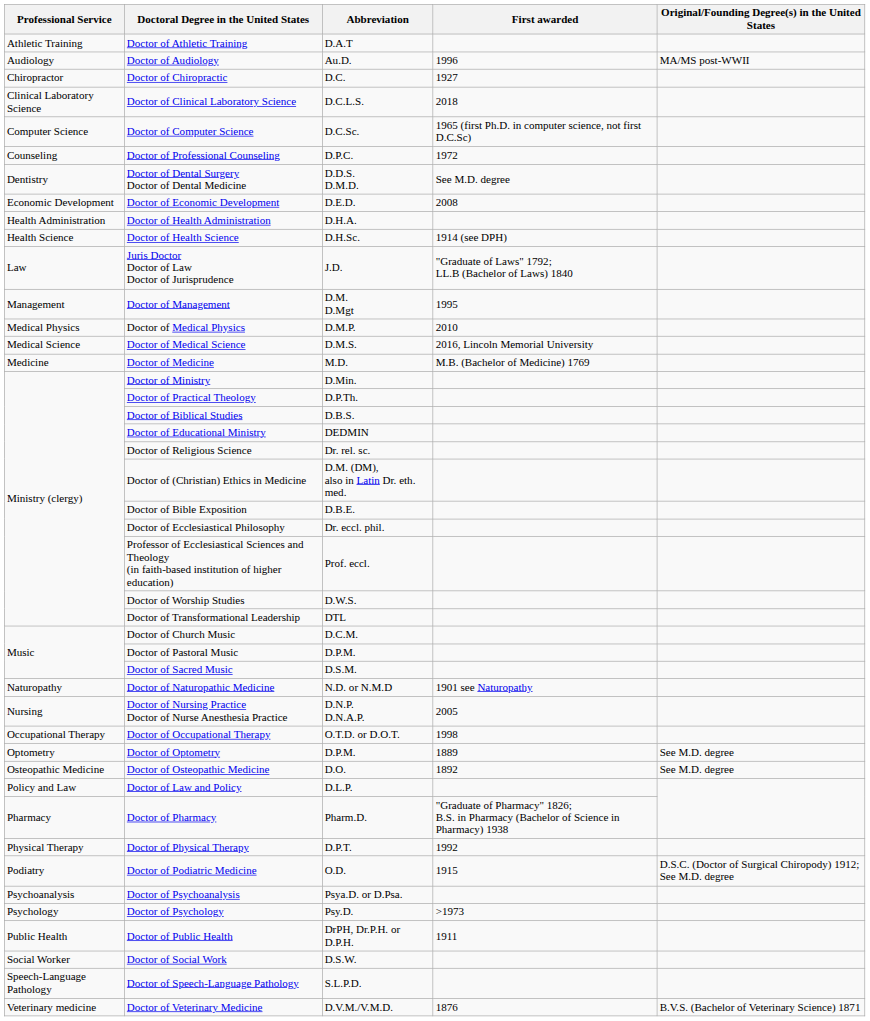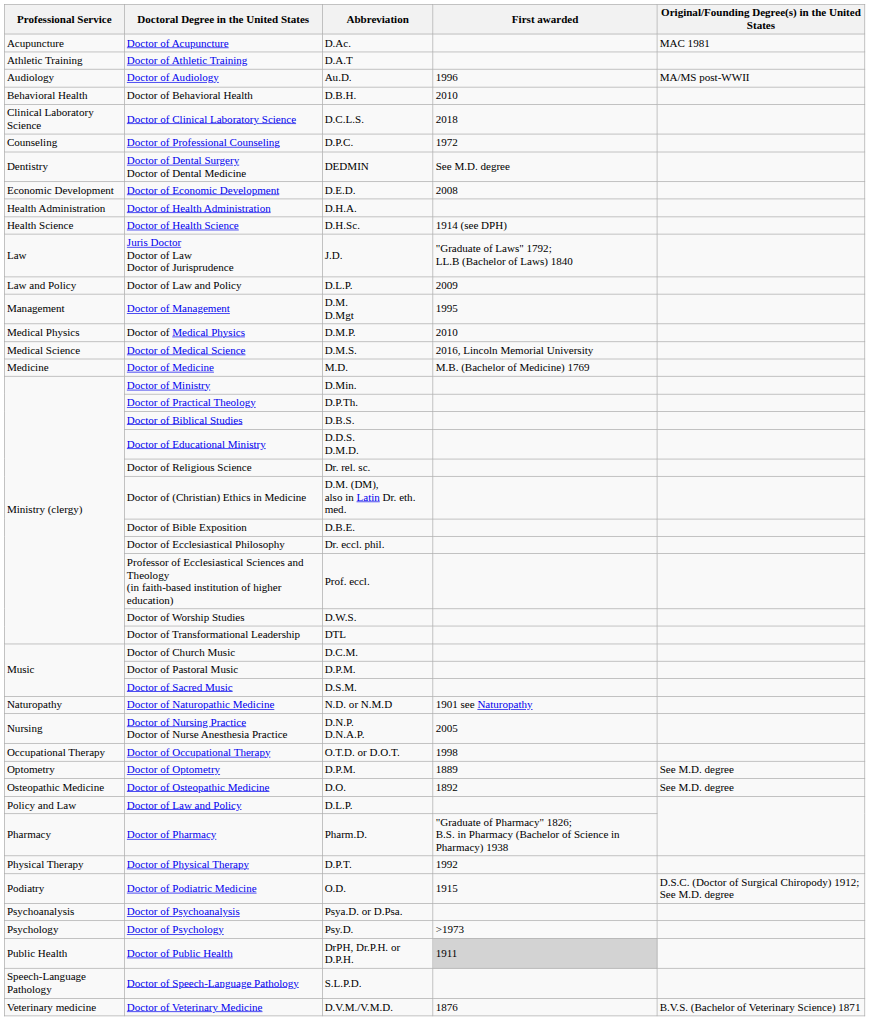+ row: (35, 43)
+ row: (47, 95)
- row: (35, 78)
- row: (48, 131)
(342, 179) D.D.S. D.M.D. -> (347, 166) DEDMIN
+ row: (42, 285)
(347, 432) DEDMIN -> (342, 444) D.D.S. D.M.D.
(447, 936) no background -> (447, 953) lightgrey background
- row: (38, 959)
